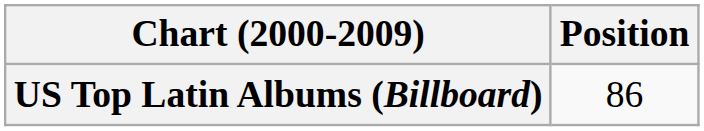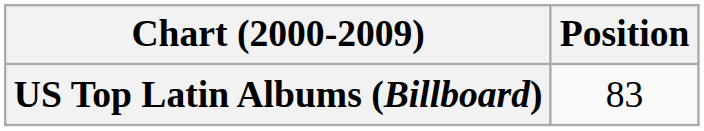(625, 93) 86 -> (625, 93) 83
